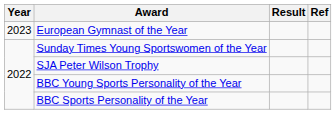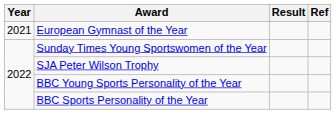(19, 30) 2023 -> (19, 30) 2021
